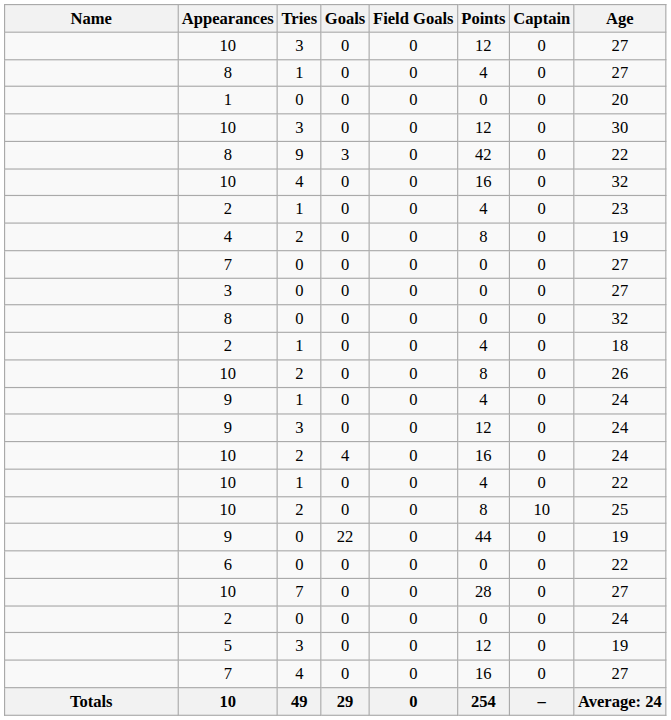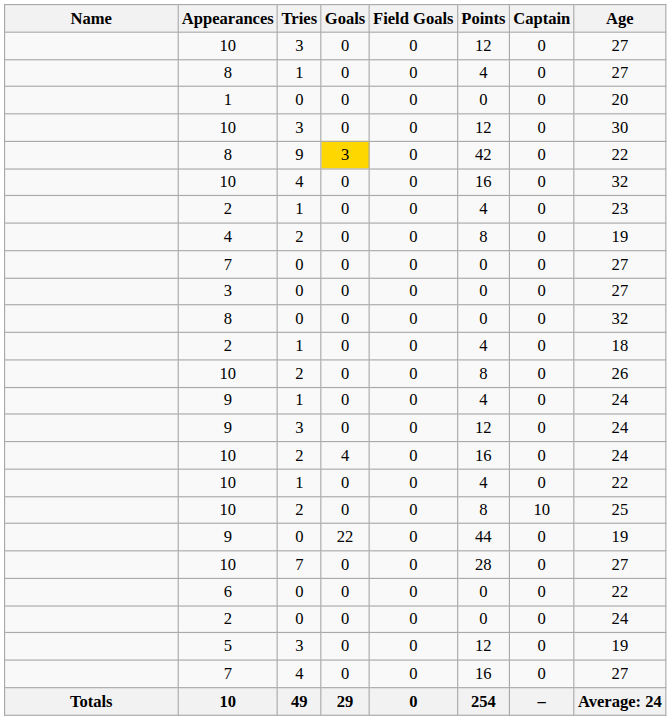(345, 155) no background -> (345, 155) gold background
rows swapped: (228, 564) <-> (228, 592)
